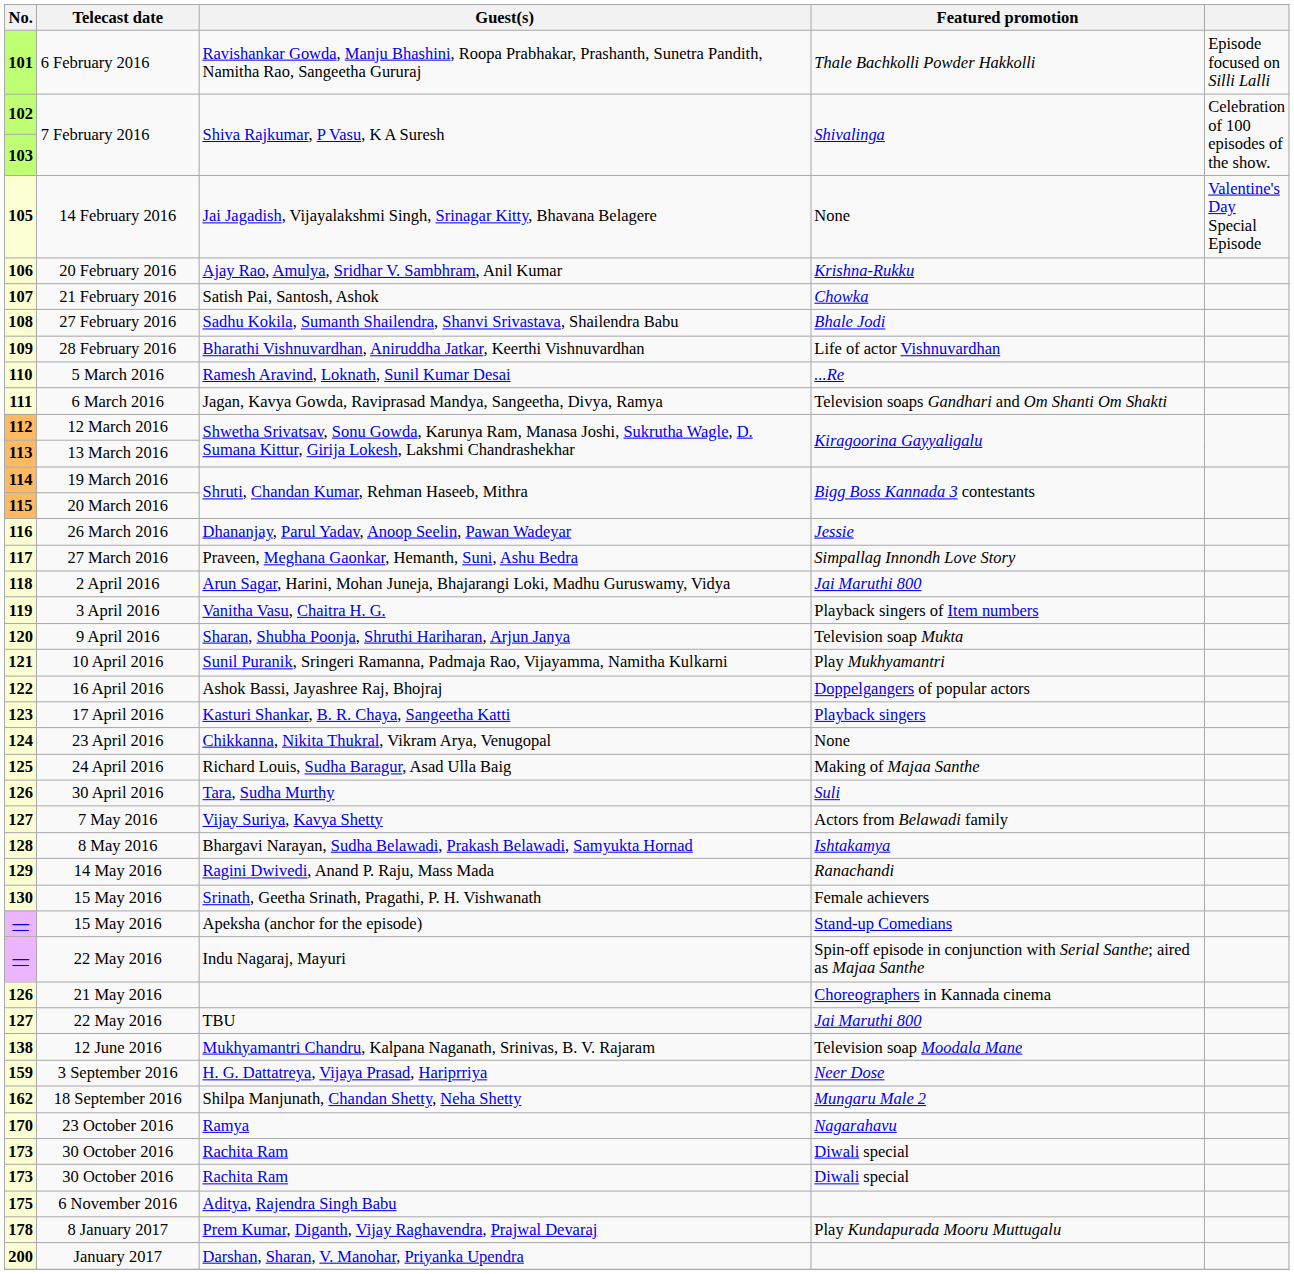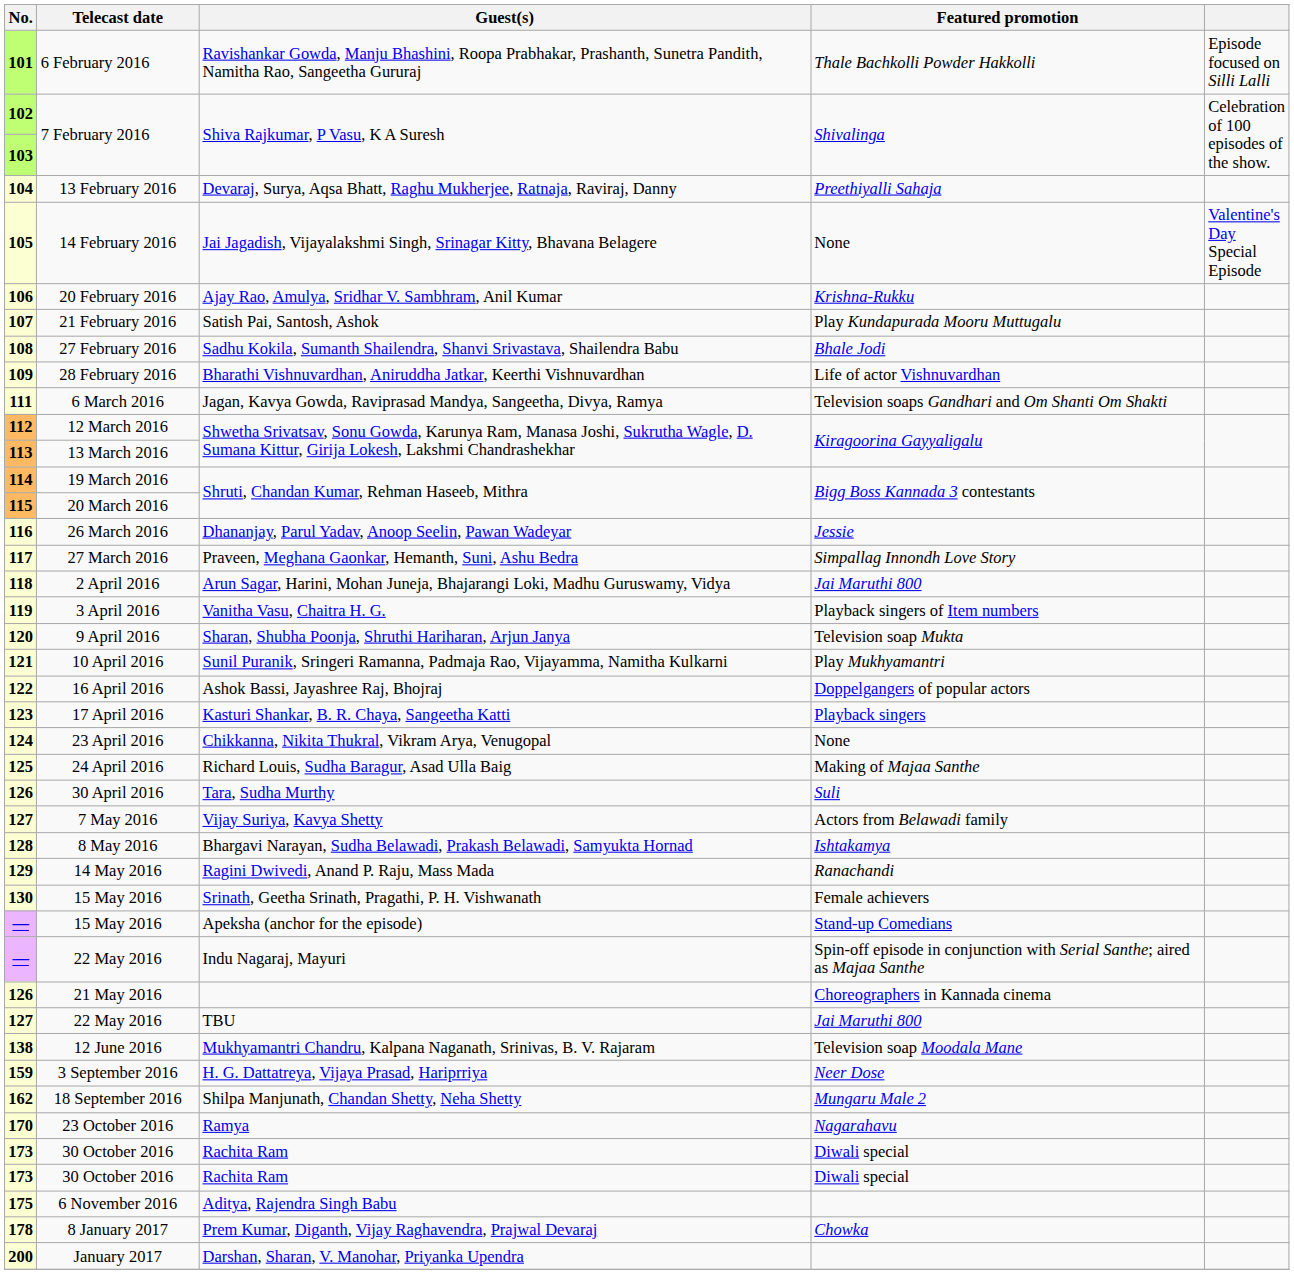+ row: (21, 188)
(841, 296) Chowka -> (938, 322) Play Kundapurada Mooru Muttugalu
- row: (21, 374)
(938, 1229) Play Kundapurada Mooru Muttugalu -> (841, 1229) Chowka
